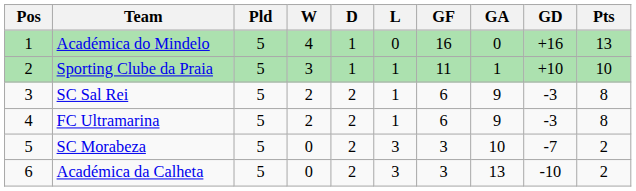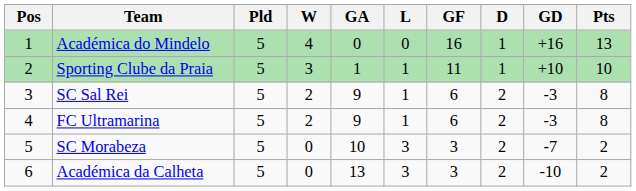columns swapped: (352, 17) <-> (497, 17)
